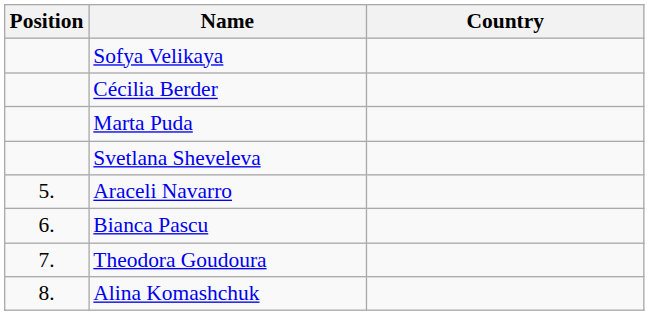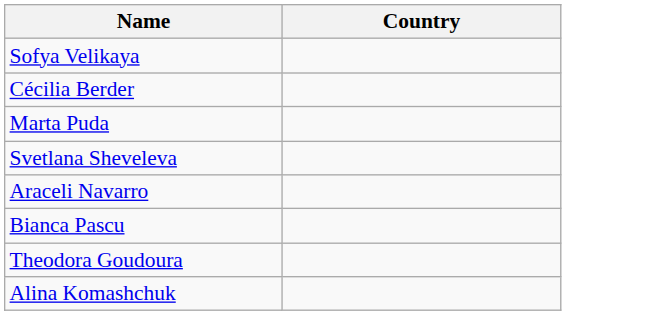- column: (47, 21)
